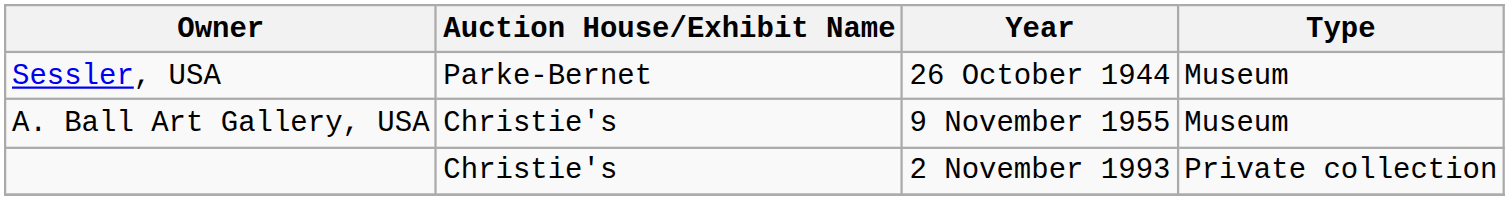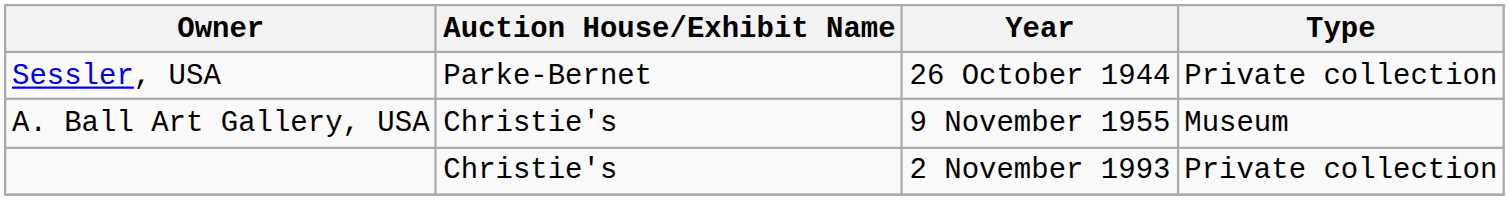(1236, 76) Museum -> (1341, 76) Private collection
